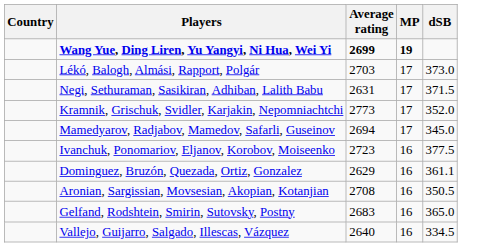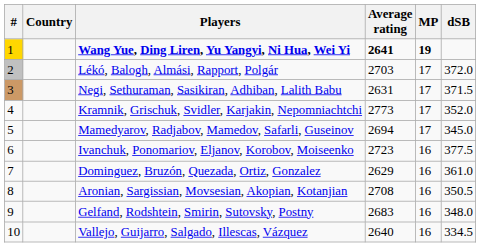+ column: (14, 21)
(362, 49) 2699 -> (381, 49) 2641
(440, 69) 373.0 -> (459, 69) 372.0
(440, 171) 361.1 -> (459, 171) 361.0
(440, 211) 365.0 -> (459, 211) 348.0
